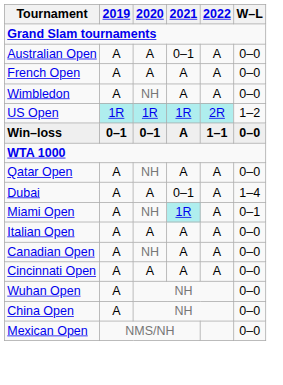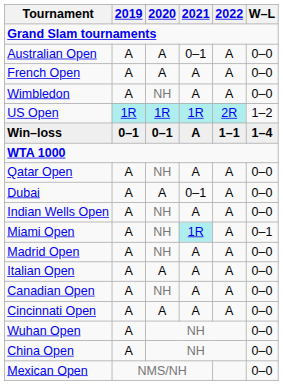(250, 133) 0–0 -> (262, 133) 1–4
(250, 192) 1–4 -> (262, 192) 0–0
+ row: (58, 212)
+ row: (43, 251)
